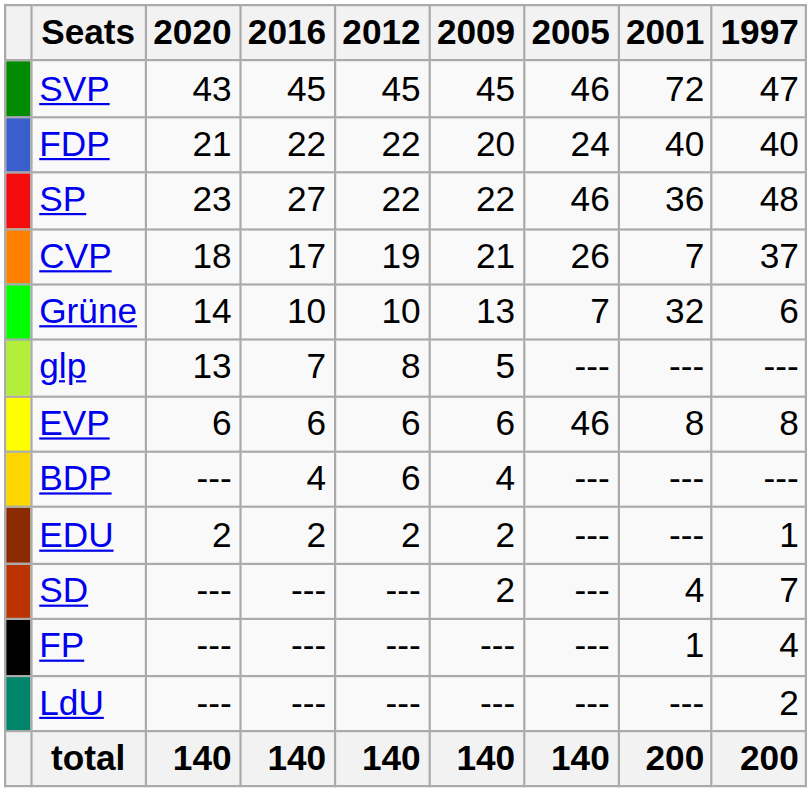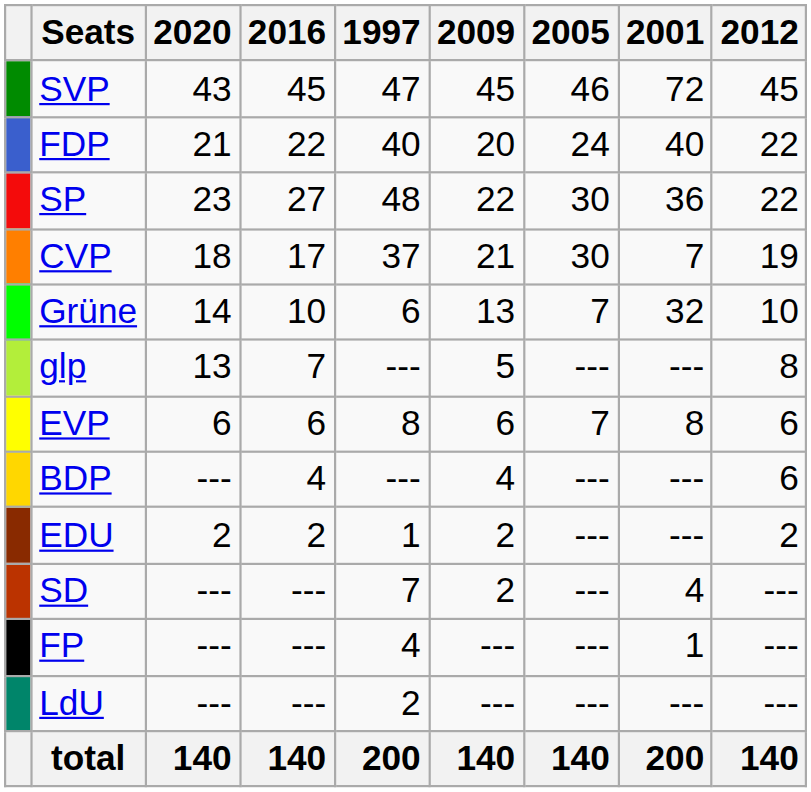columns swapped: (382, 32) <-> (760, 32)
(590, 199) 46 -> (590, 199) 30
(590, 255) 26 -> (590, 255) 30
(590, 423) 46 -> (600, 423) 7
